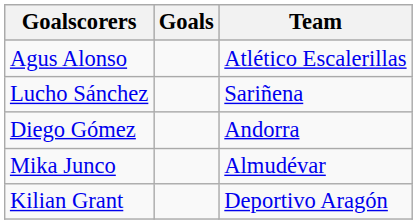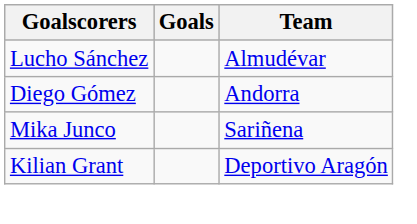- row: (69, 58)
(264, 93) Sariñena -> (275, 58) Almudévar
(275, 165) Almudévar -> (264, 129) Sariñena
